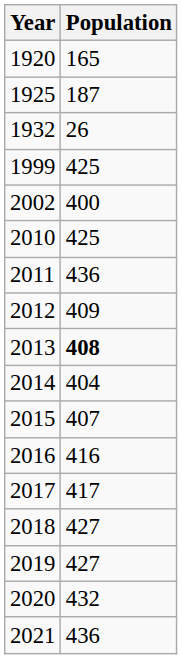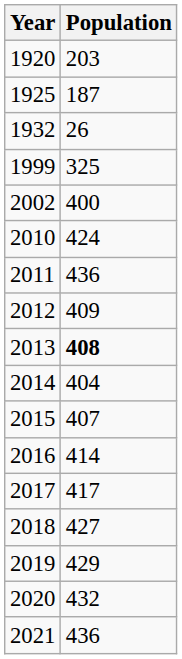(83, 58) 165 -> (83, 58) 203
(83, 166) 425 -> (83, 166) 325
(83, 238) 425 -> (83, 238) 424
(83, 454) 416 -> (83, 454) 414
(83, 563) 427 -> (83, 563) 429
